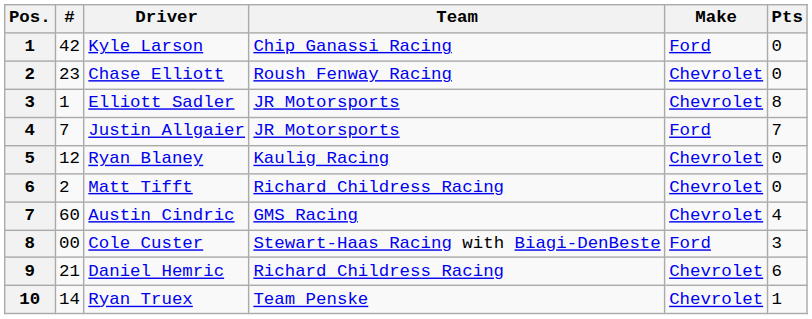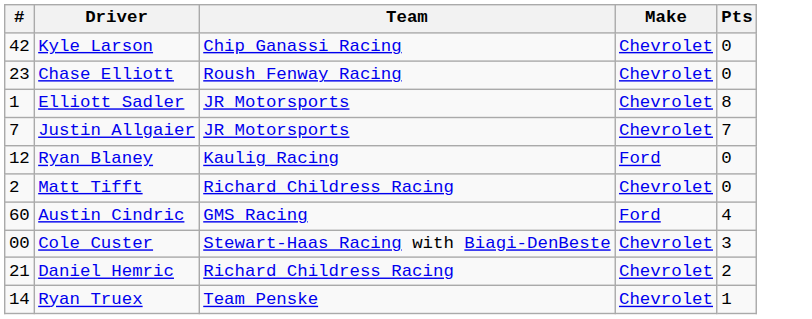- column: (30, 19)
(690, 47) Ford -> (666, 47) Chevrolet
(690, 132) Ford -> (666, 132) Chevrolet
(716, 160) Chevrolet -> (640, 160) Ford
(716, 216) Chevrolet -> (640, 216) Ford
(690, 244) Ford -> (666, 244) Chevrolet
(777, 272) 6 -> (727, 272) 2
